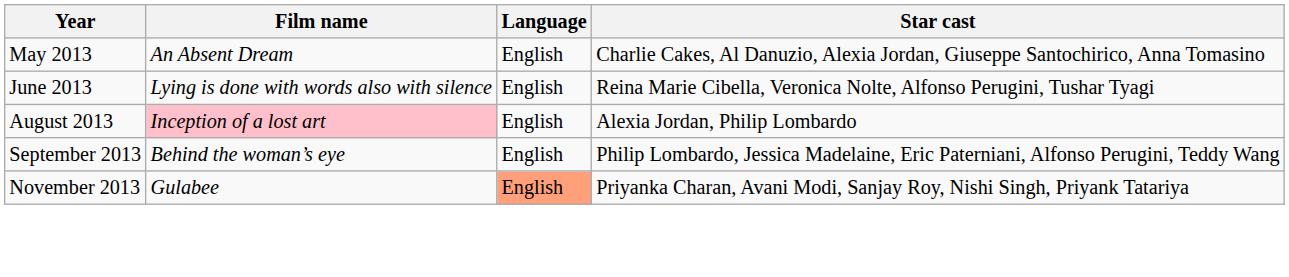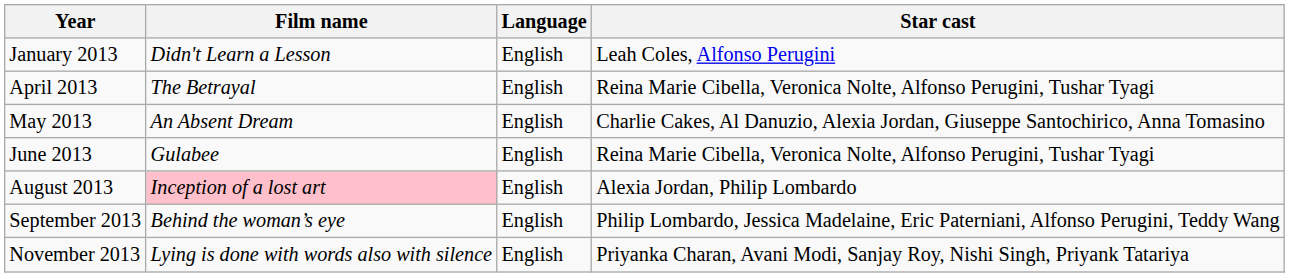+ row: (63, 54)
+ row: (53, 88)
(321, 88) Lying is done with words also with silence -> (185, 154) Gulabee
(185, 188) Gulabee -> (321, 254) Lying is done with words also with silence
(532, 188) lightsalmon background -> (532, 254) no background
